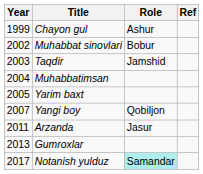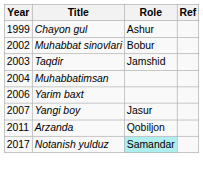(18, 95) 2005 -> (18, 95) 2006
(146, 111) Qobiljon -> (139, 111) Jasur
(139, 128) Jasur -> (146, 128) Qobiljon
- row: (59, 144)
